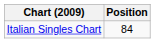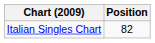(127, 29) 84 -> (127, 29) 82
